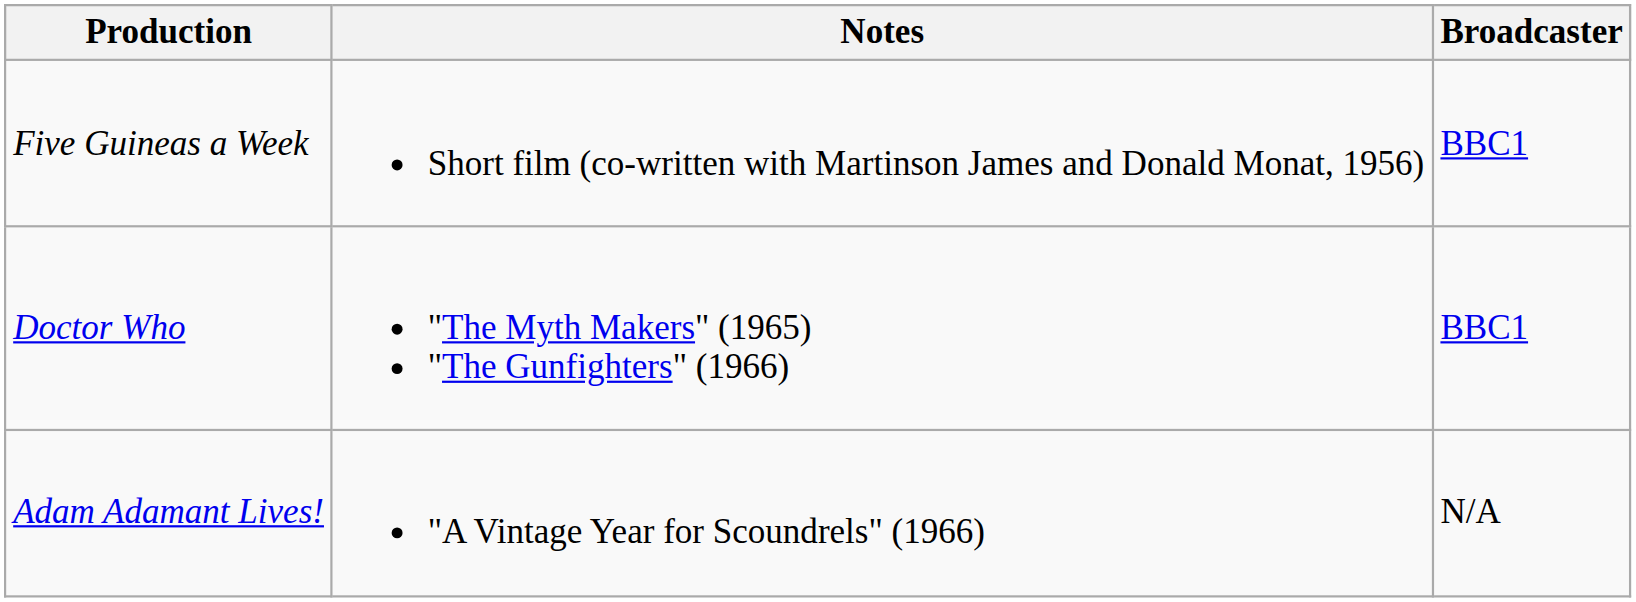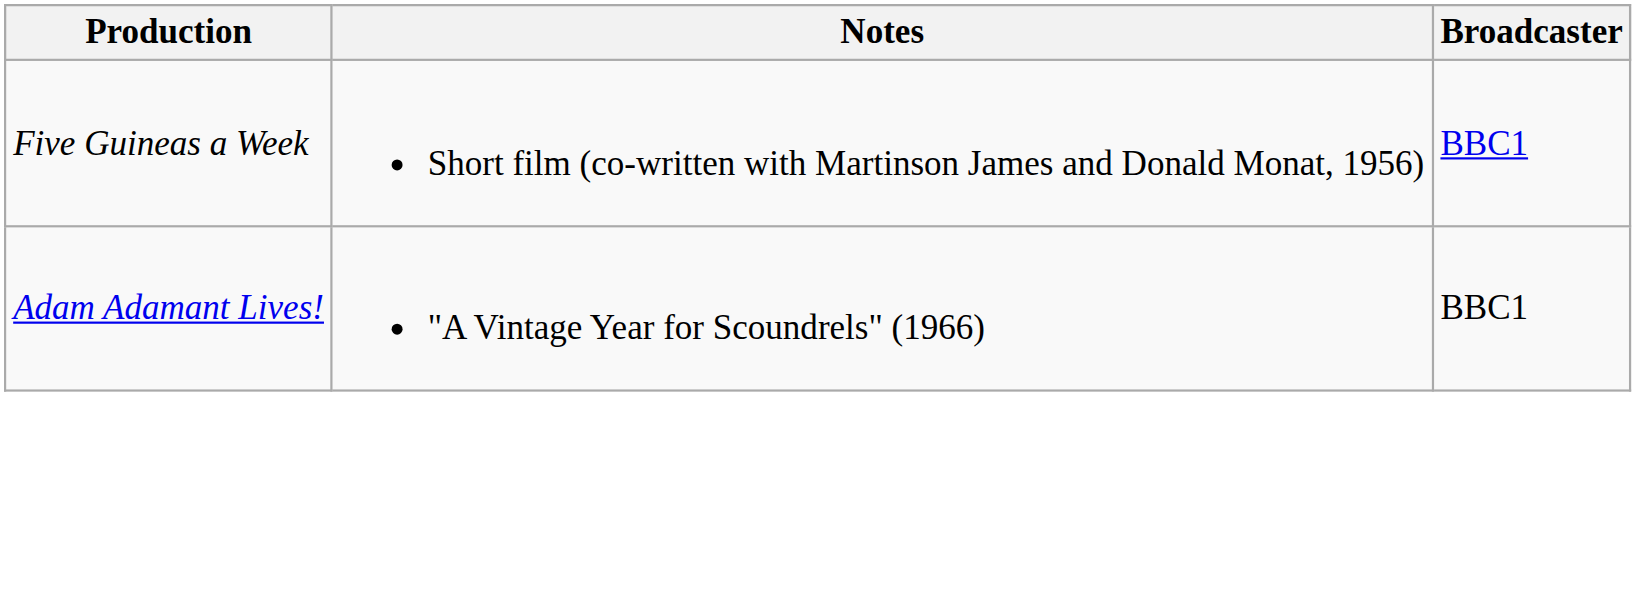- row: (99, 327)
(1471, 512) N/A -> (1484, 307) BBC1
